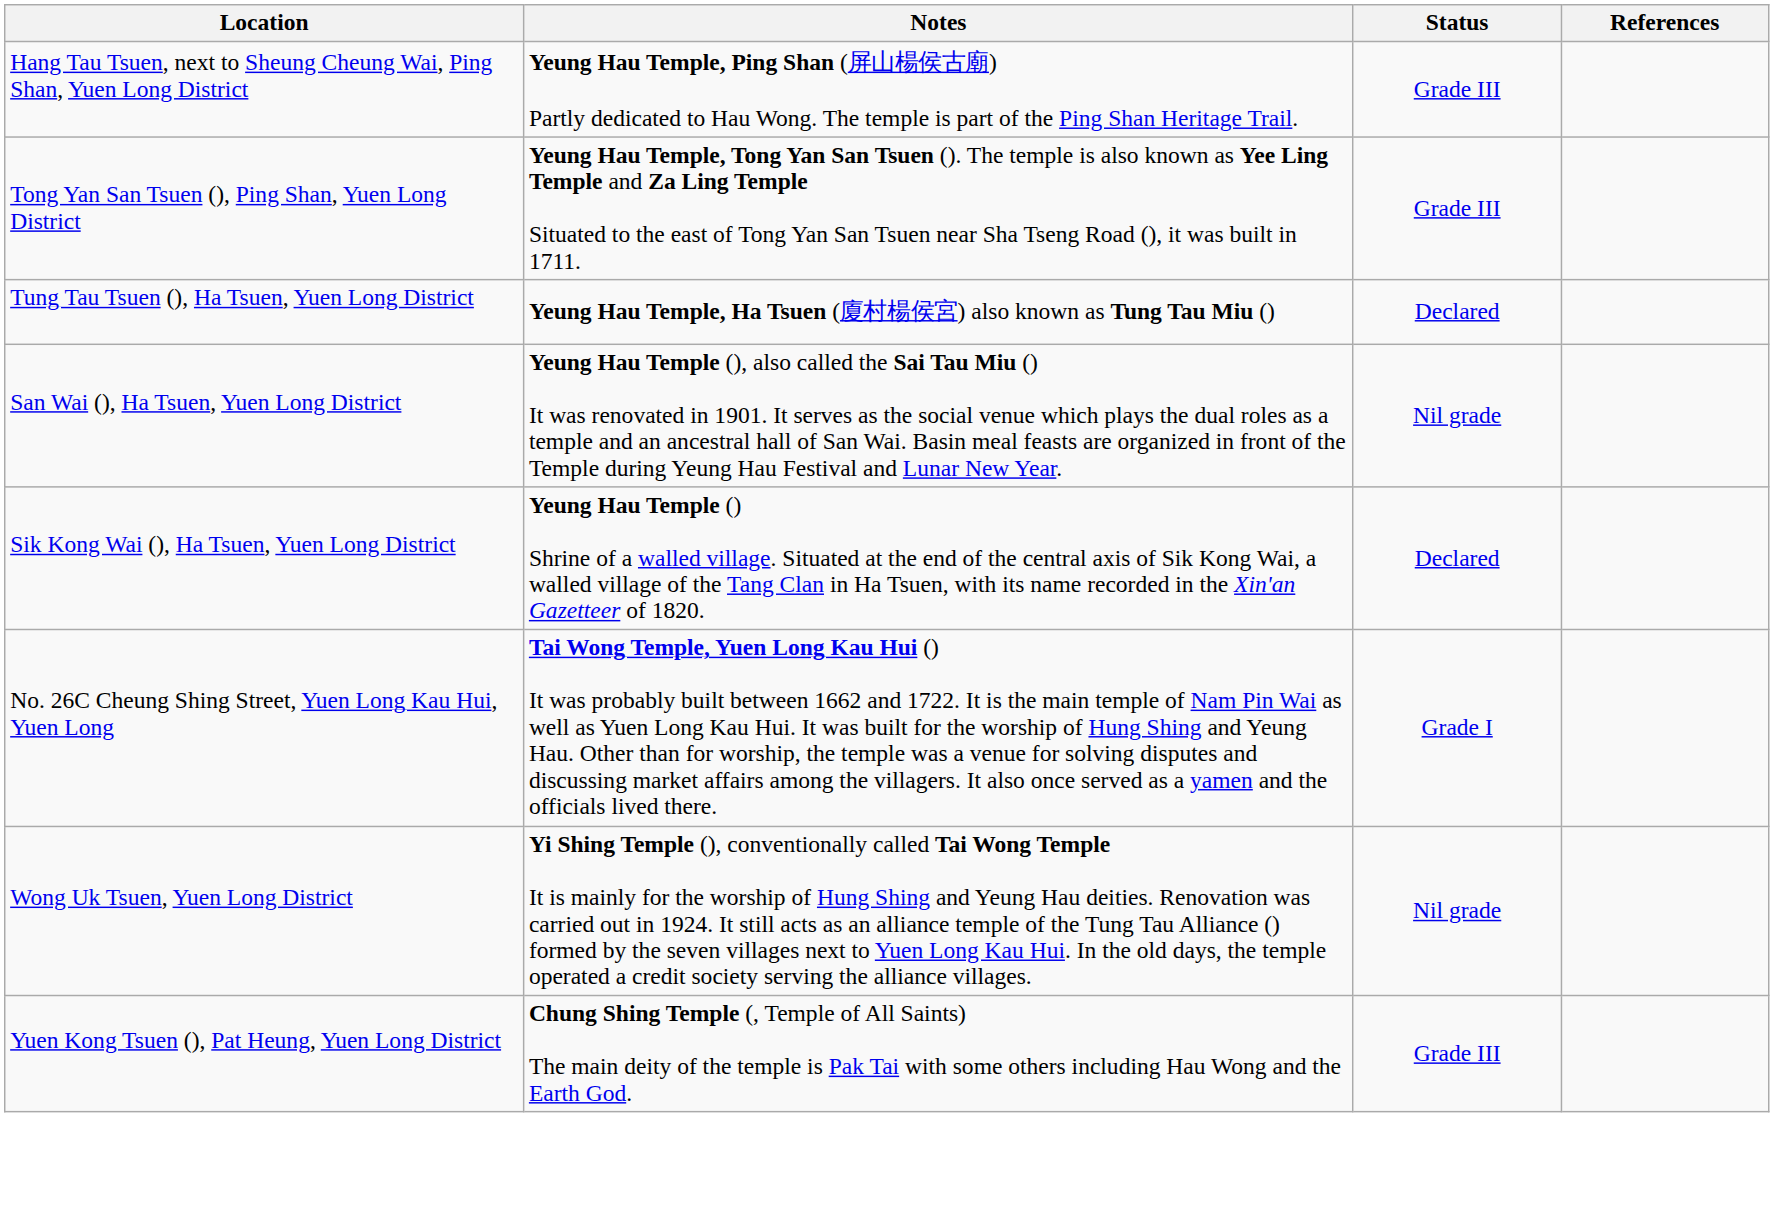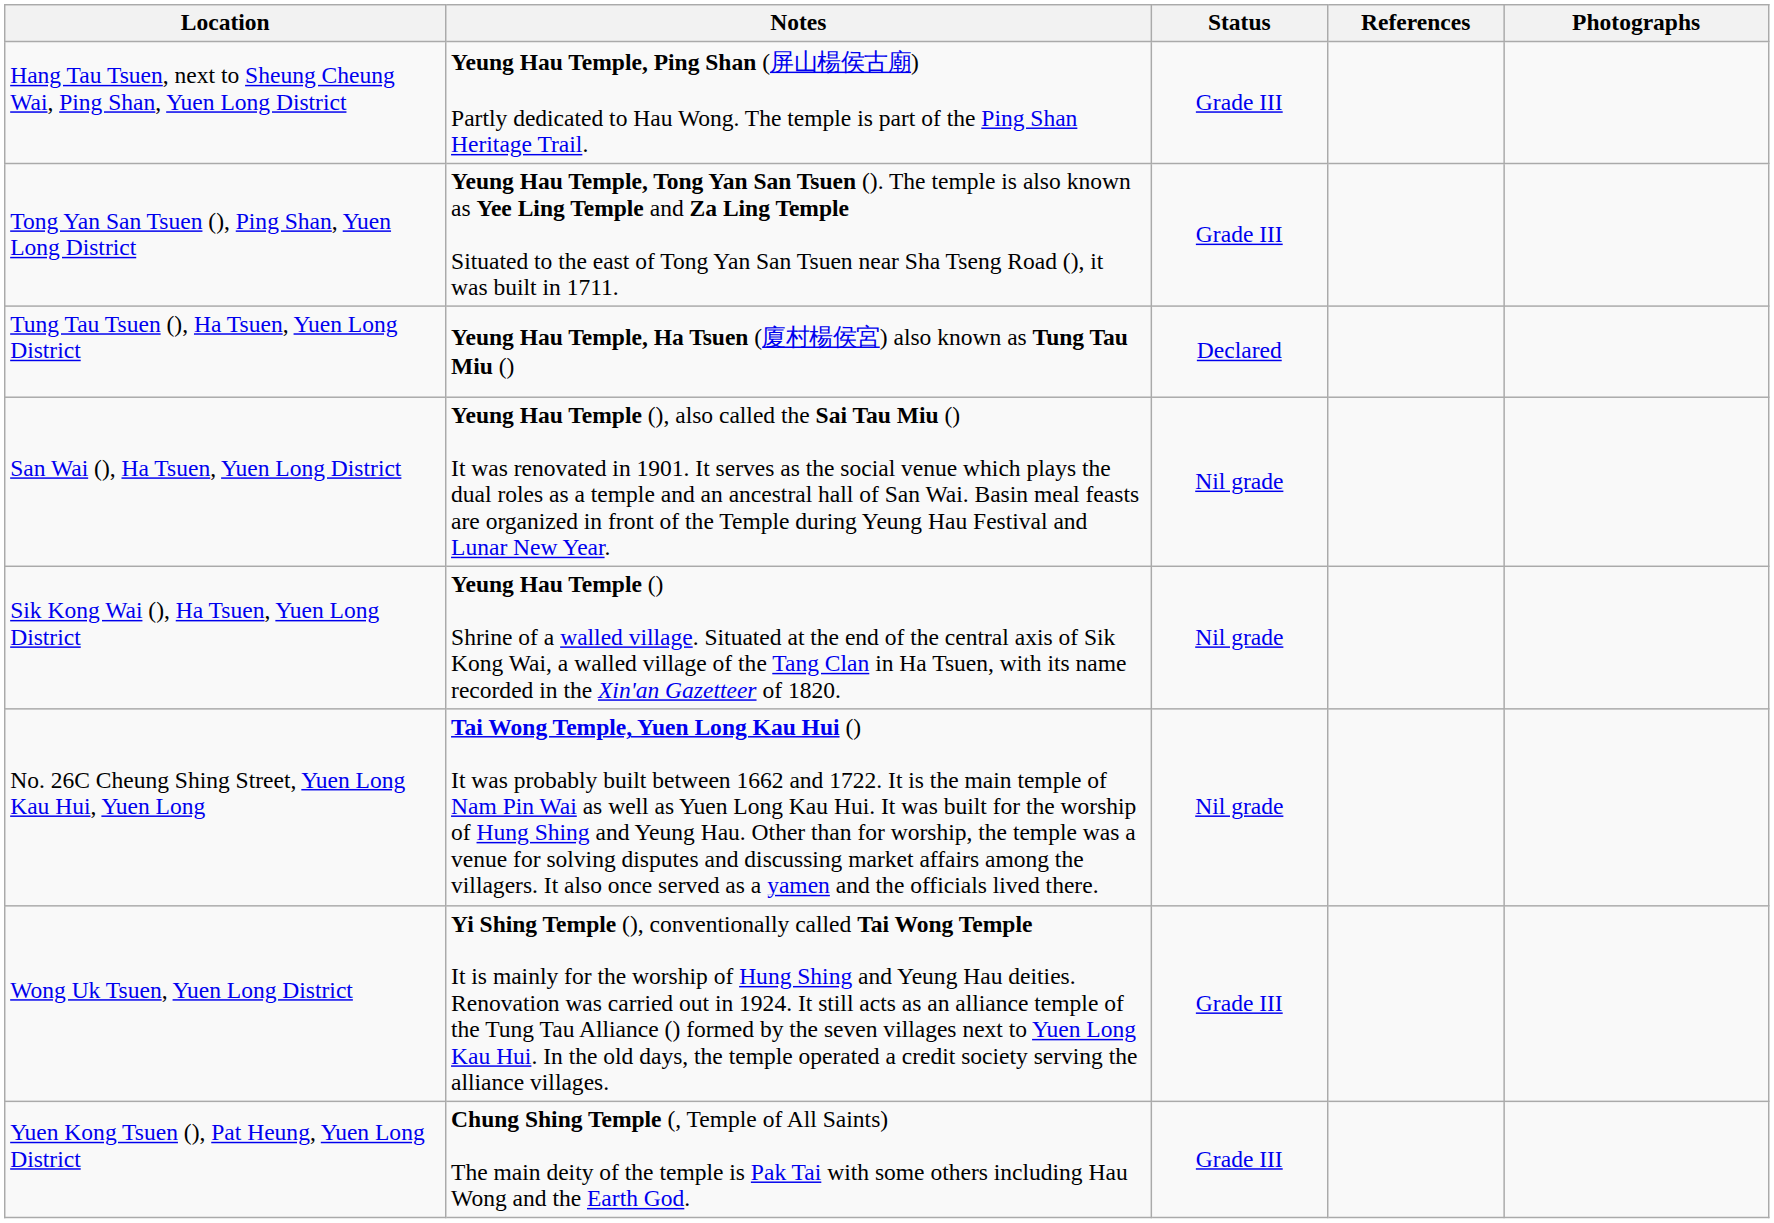+ column: (1636, 23)
(1457, 558) Declared -> (1239, 637) Nil grade
(1457, 727) Grade I -> (1239, 807) Nil grade
(1457, 910) Nil grade -> (1239, 1003) Grade III
